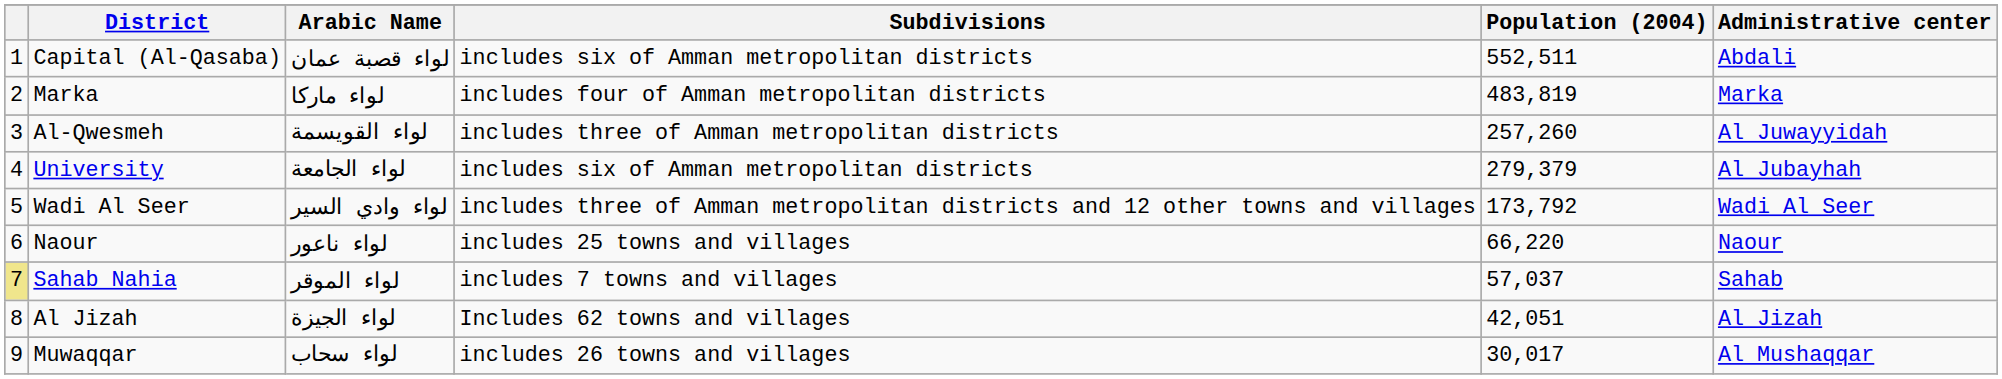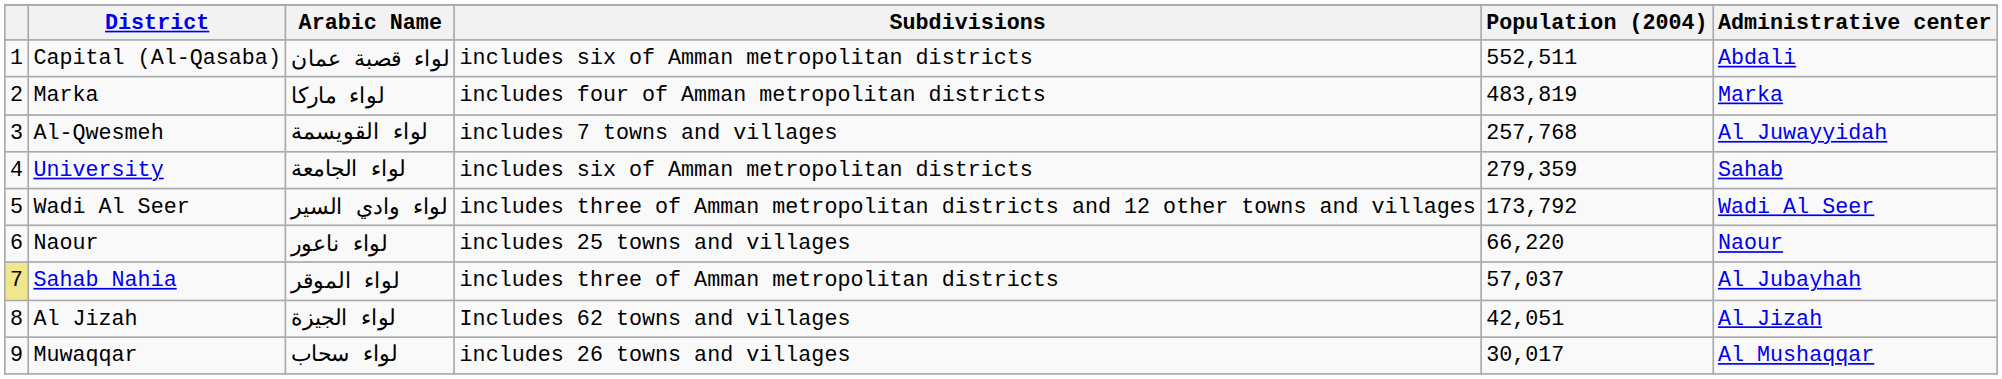(759, 133) includes three of Amman metropolitan districts -> (649, 133) includes 7 towns and villages
(1532, 133) 257,260 -> (1532, 133) 257,768
(1532, 170) 279,379 -> (1532, 170) 279,359
(1790, 170) Al Jubayhah -> (1751, 170) Sahab
(649, 281) includes 7 towns and villages -> (759, 281) includes three of Amman metropolitan districts
(1751, 281) Sahab -> (1790, 281) Al Jubayhah
